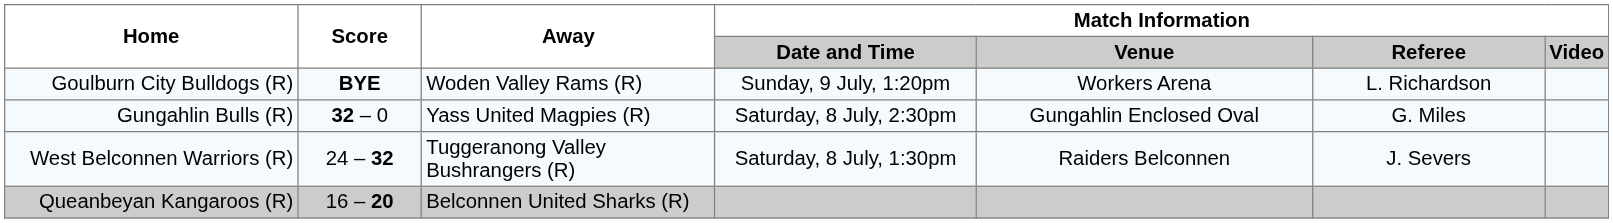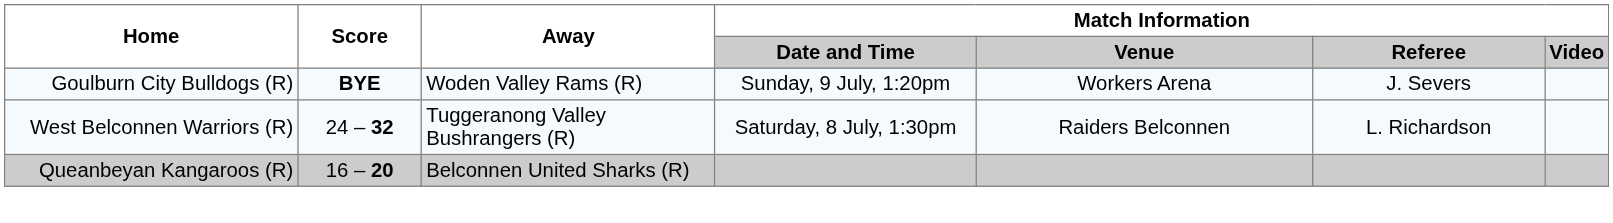(1429, 83) L. Richardson -> (1429, 83) J. Severs
- row: (205, 115)
(1429, 158) J. Severs -> (1429, 127) L. Richardson
